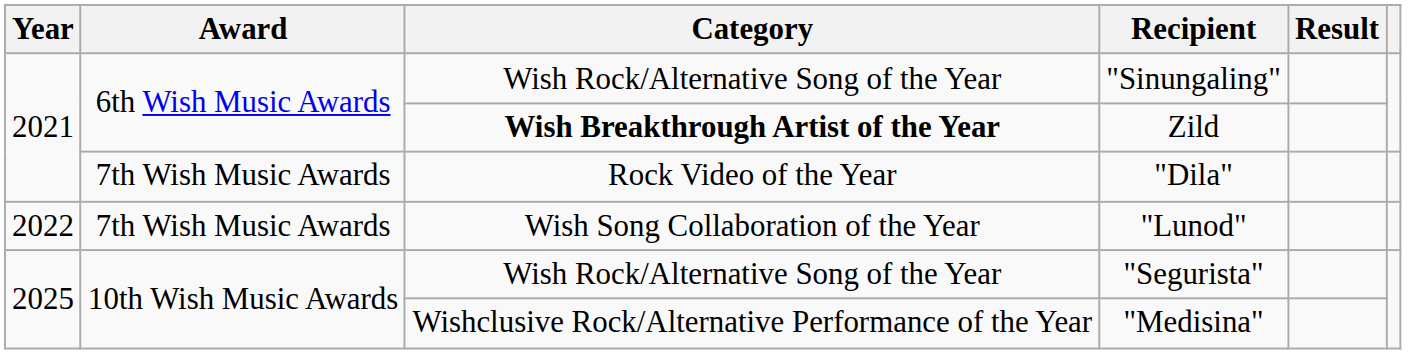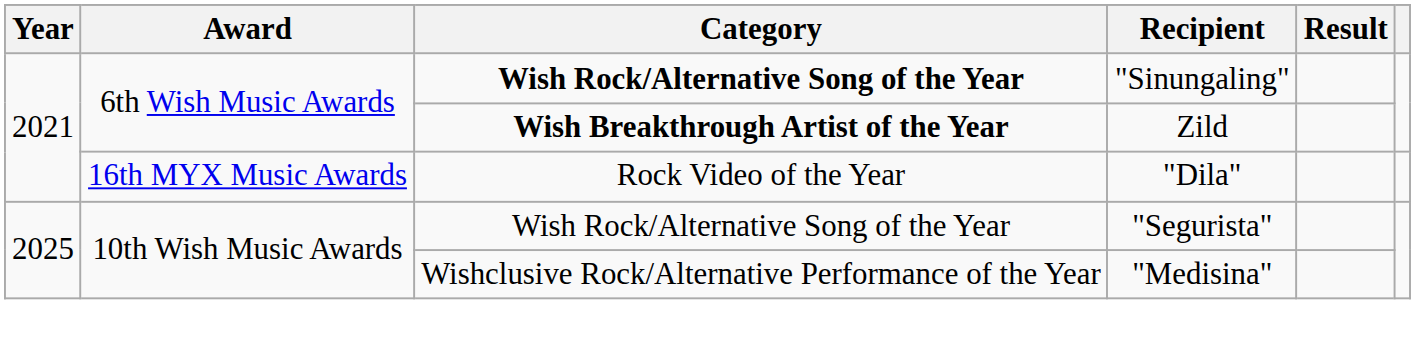(752, 77) normal -> (761, 77) bold
(243, 175) 7th Wish Music Awards -> (247, 175) 16th MYX Music Awards
- row: (1194, 224)
